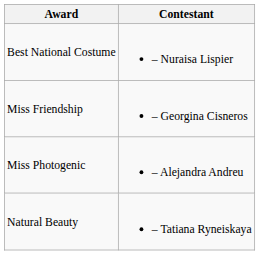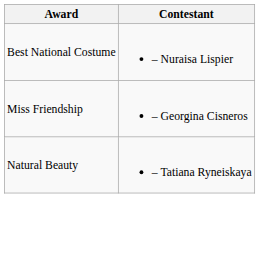- row: (46, 165)
